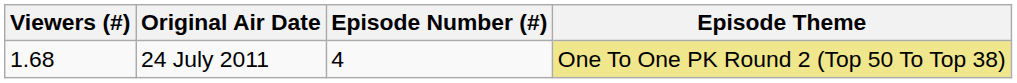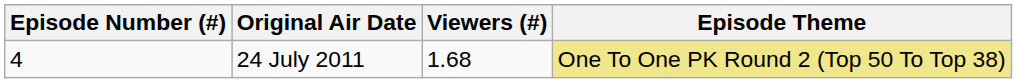columns swapped: (439, 22) <-> (70, 22)
